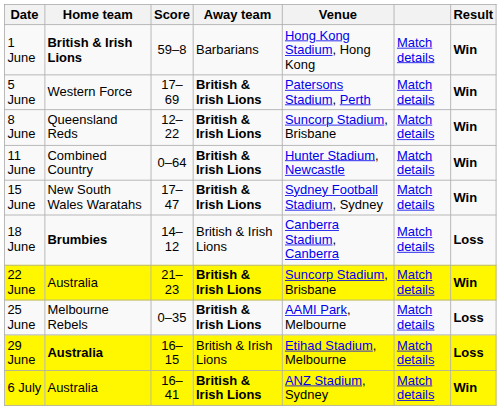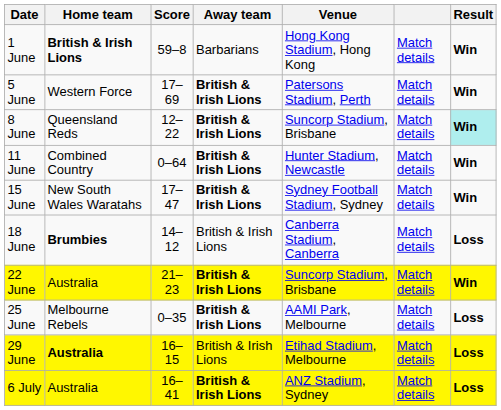(465, 127) no background -> (465, 127) paleturquoise background
(465, 387) Win -> (469, 387) Loss
